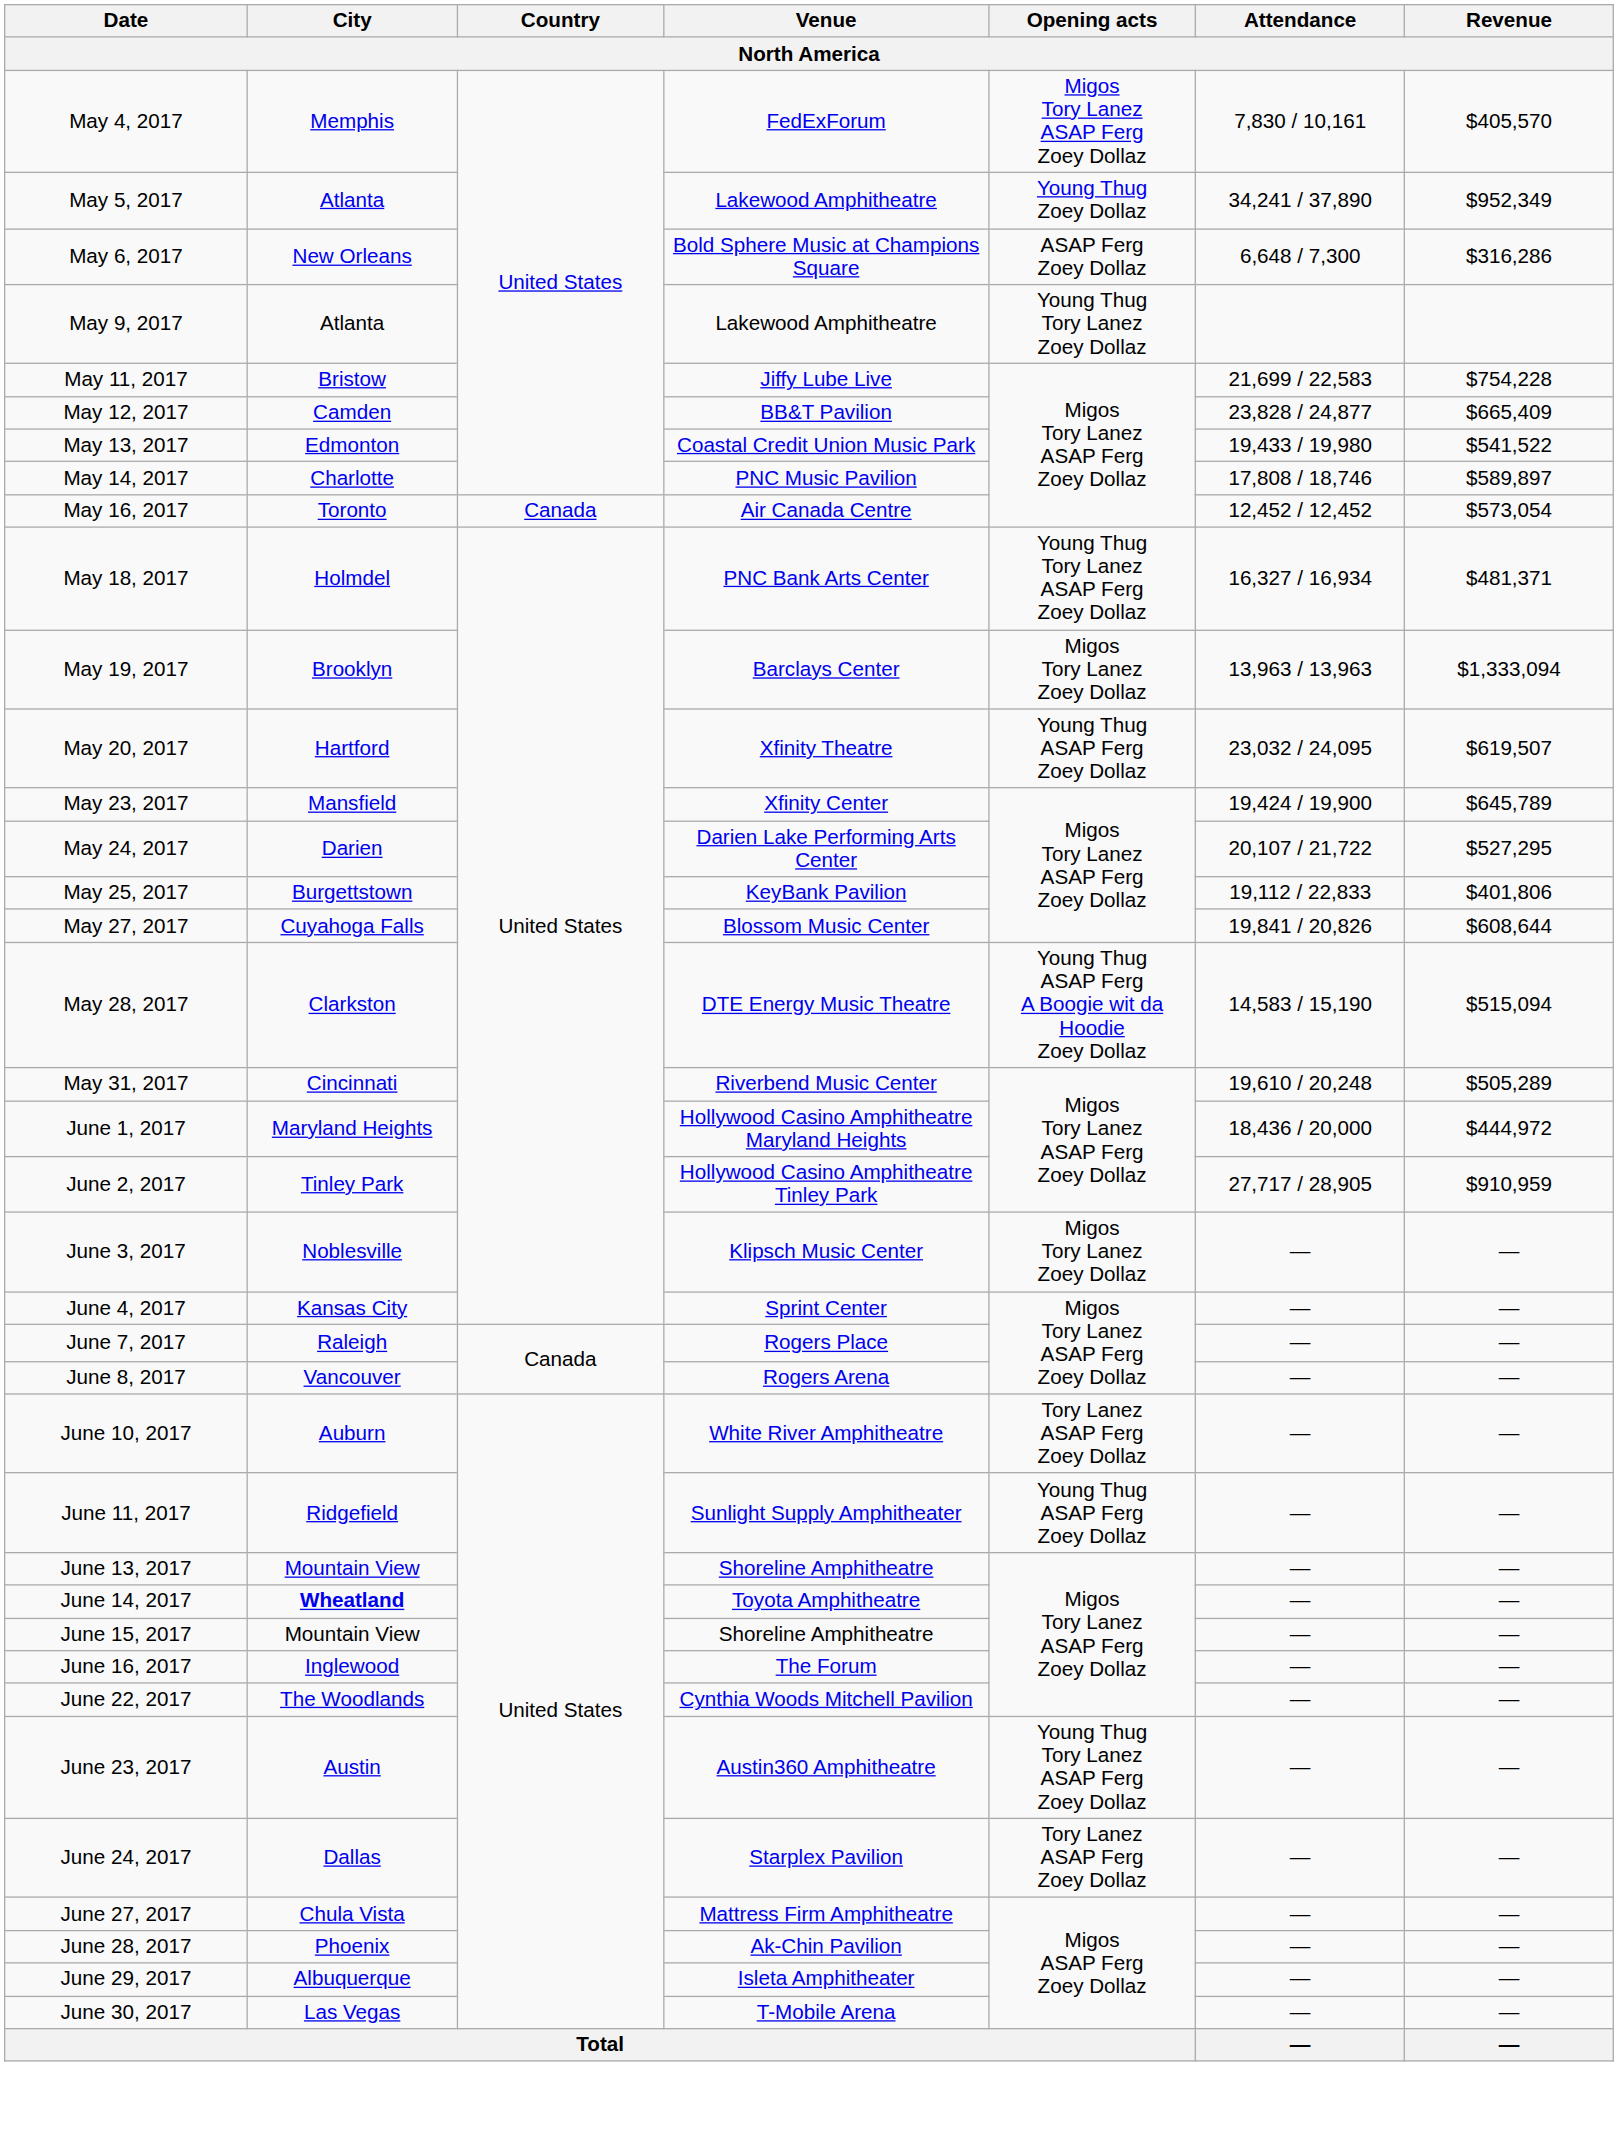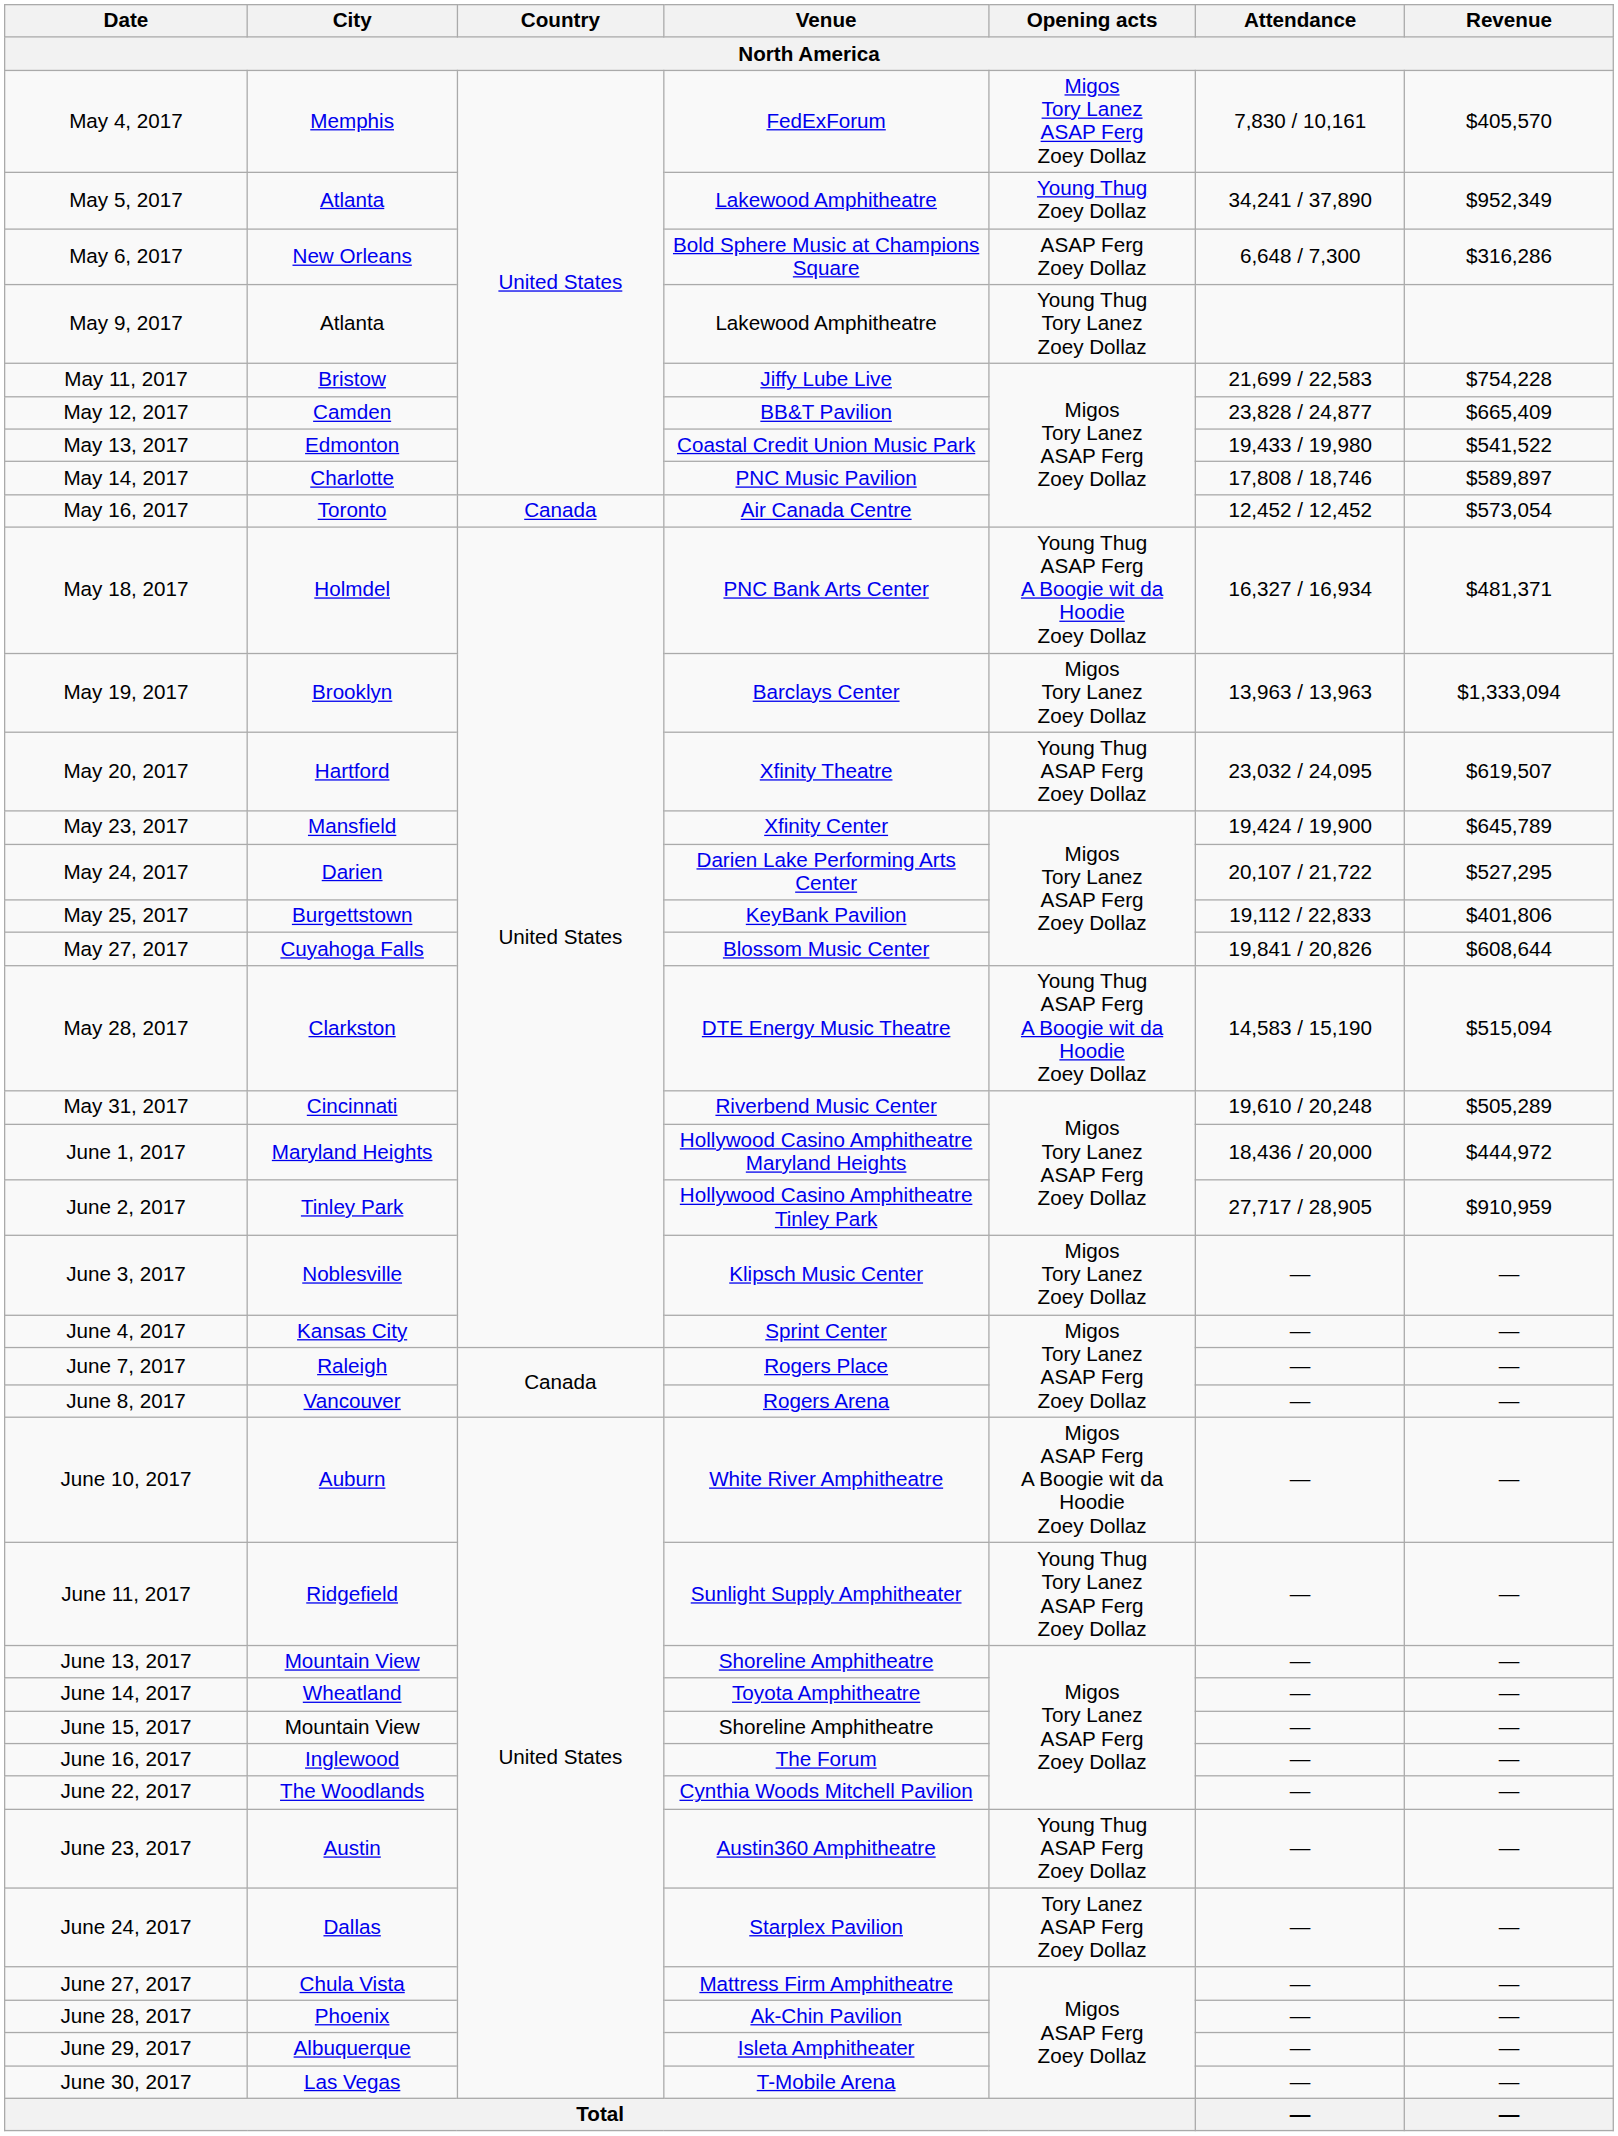(1092, 578) Young Thug Tory Lanez ASAP Ferg Zoey Dollaz -> (1092, 589) Young Thug ASAP Ferg A Boogie wit da Hoodie Zoey Dollaz
(1092, 1433) Tory Lanez ASAP Ferg Zoey Dollaz -> (1092, 1479) Migos ASAP Ferg A Boogie wit da Hoodie Zoey Dollaz
(1092, 1512) Young Thug ASAP Ferg Zoey Dollaz -> (1092, 1593) Young Thug Tory Lanez ASAP Ferg Zoey Dollaz
(352, 1601) bold -> (352, 1694) normal
(1092, 1767) Young Thug Tory Lanez ASAP Ferg Zoey Dollaz -> (1092, 1848) Young Thug ASAP Ferg Zoey Dollaz
